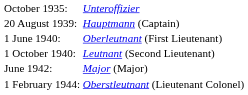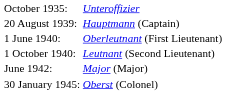- row: (42, 84)
+ row: (42, 84)
